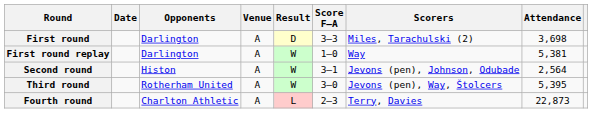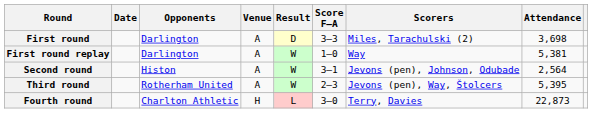(329, 85) 3–0 -> (329, 85) 2–3
(257, 100) A -> (257, 100) H
(329, 100) 2–3 -> (329, 100) 3–0
